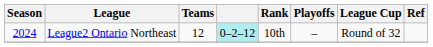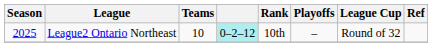(25, 32) 2024 -> (25, 32) 2025
(198, 32) 12 -> (198, 32) 10
